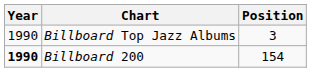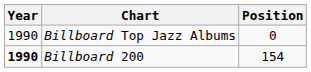(273, 36) 3 -> (273, 36) 0
